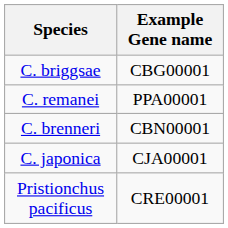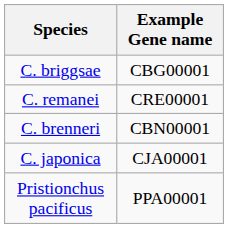(170, 99) PPA00001 -> (170, 99) CRE00001
(170, 198) CRE00001 -> (170, 198) PPA00001
